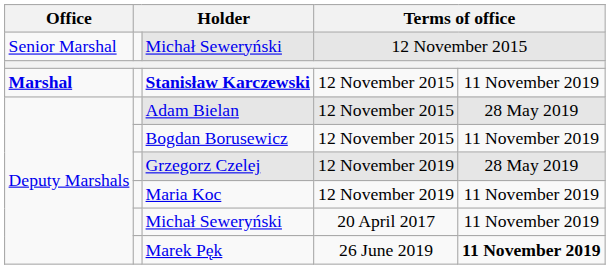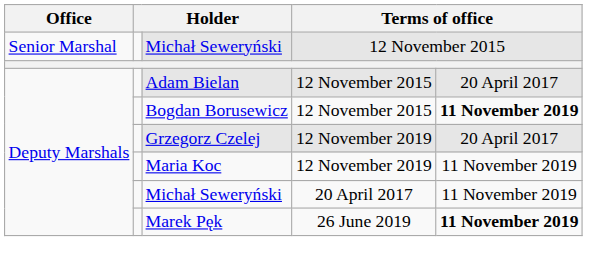- row: (228, 82)
(531, 110) 28 May 2019 -> (509, 82) 20 April 2017
(531, 138) normal -> (509, 110) bold
(531, 166) 28 May 2019 -> (509, 138) 20 April 2017
